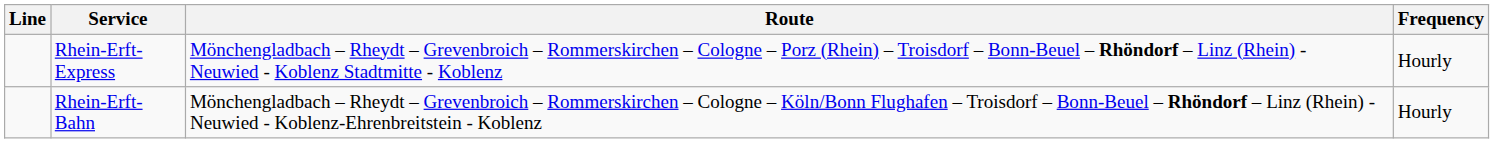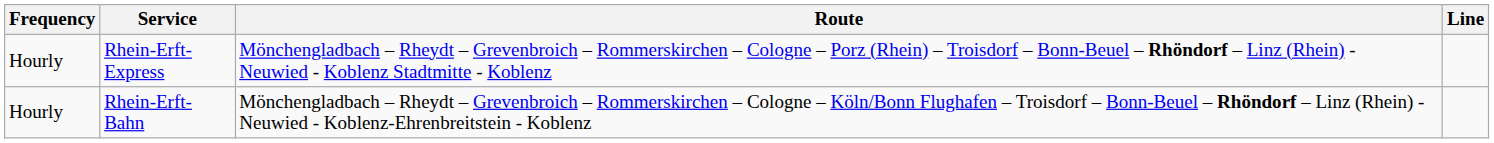columns swapped: (28, 19) <-> (1441, 19)
